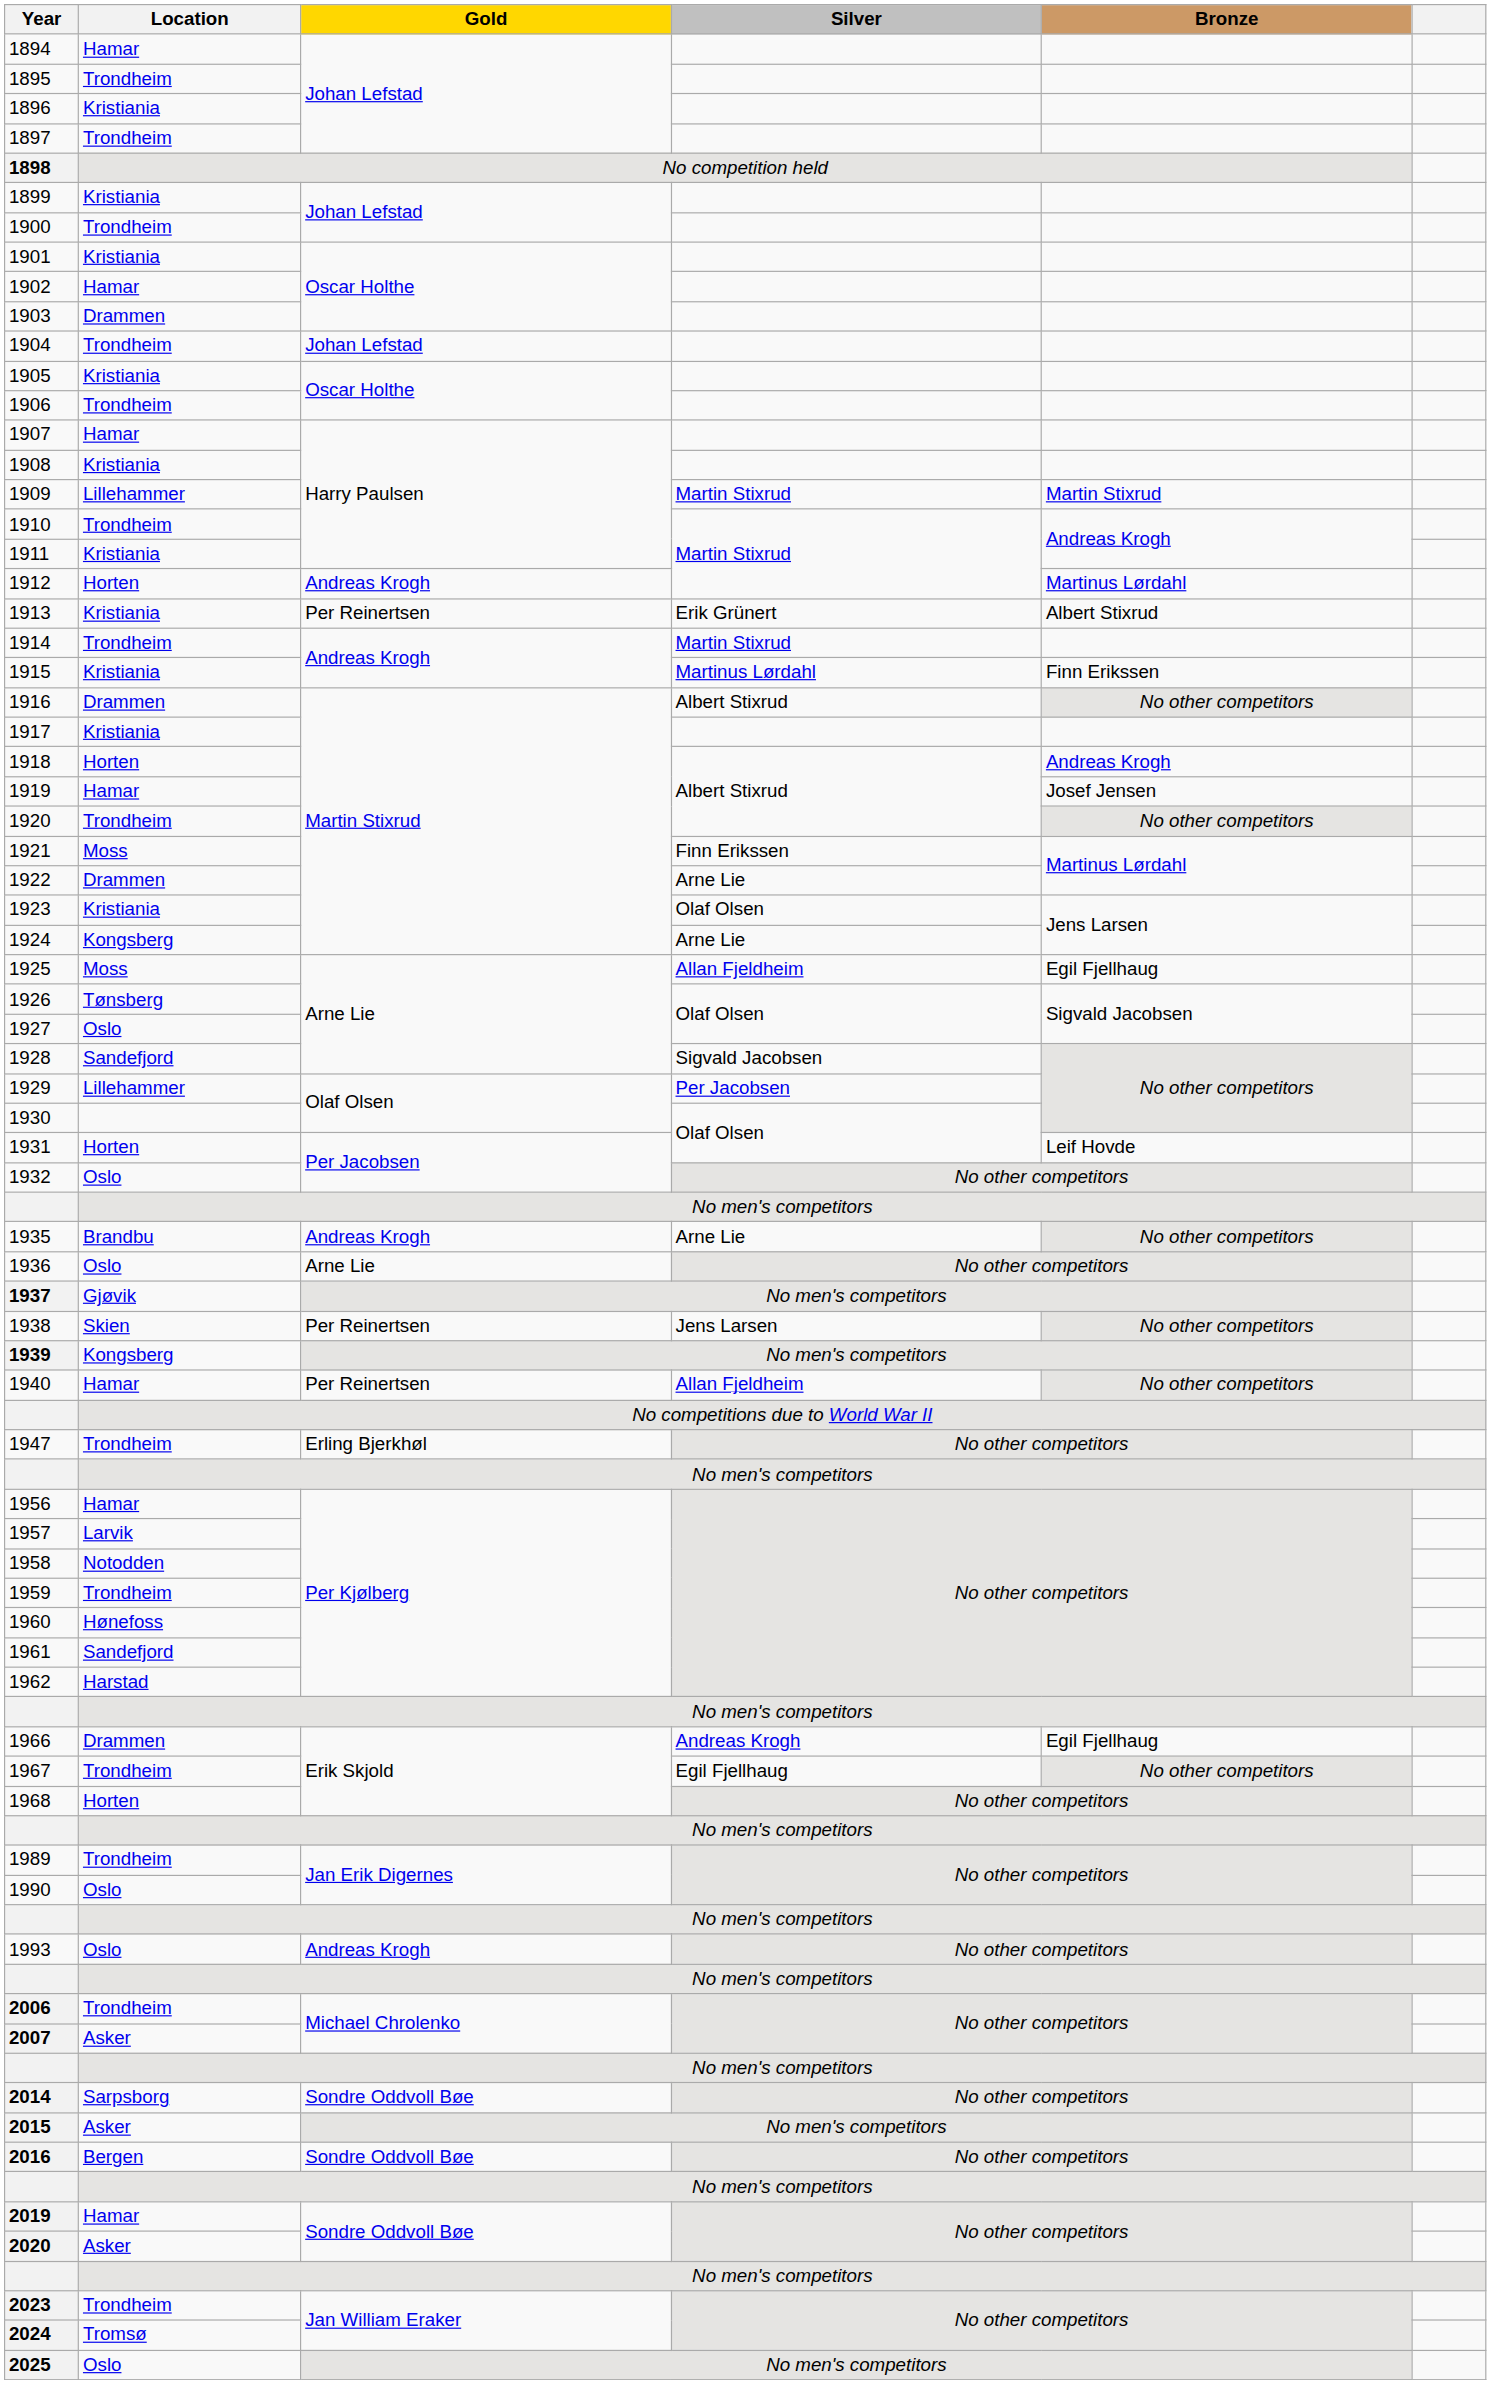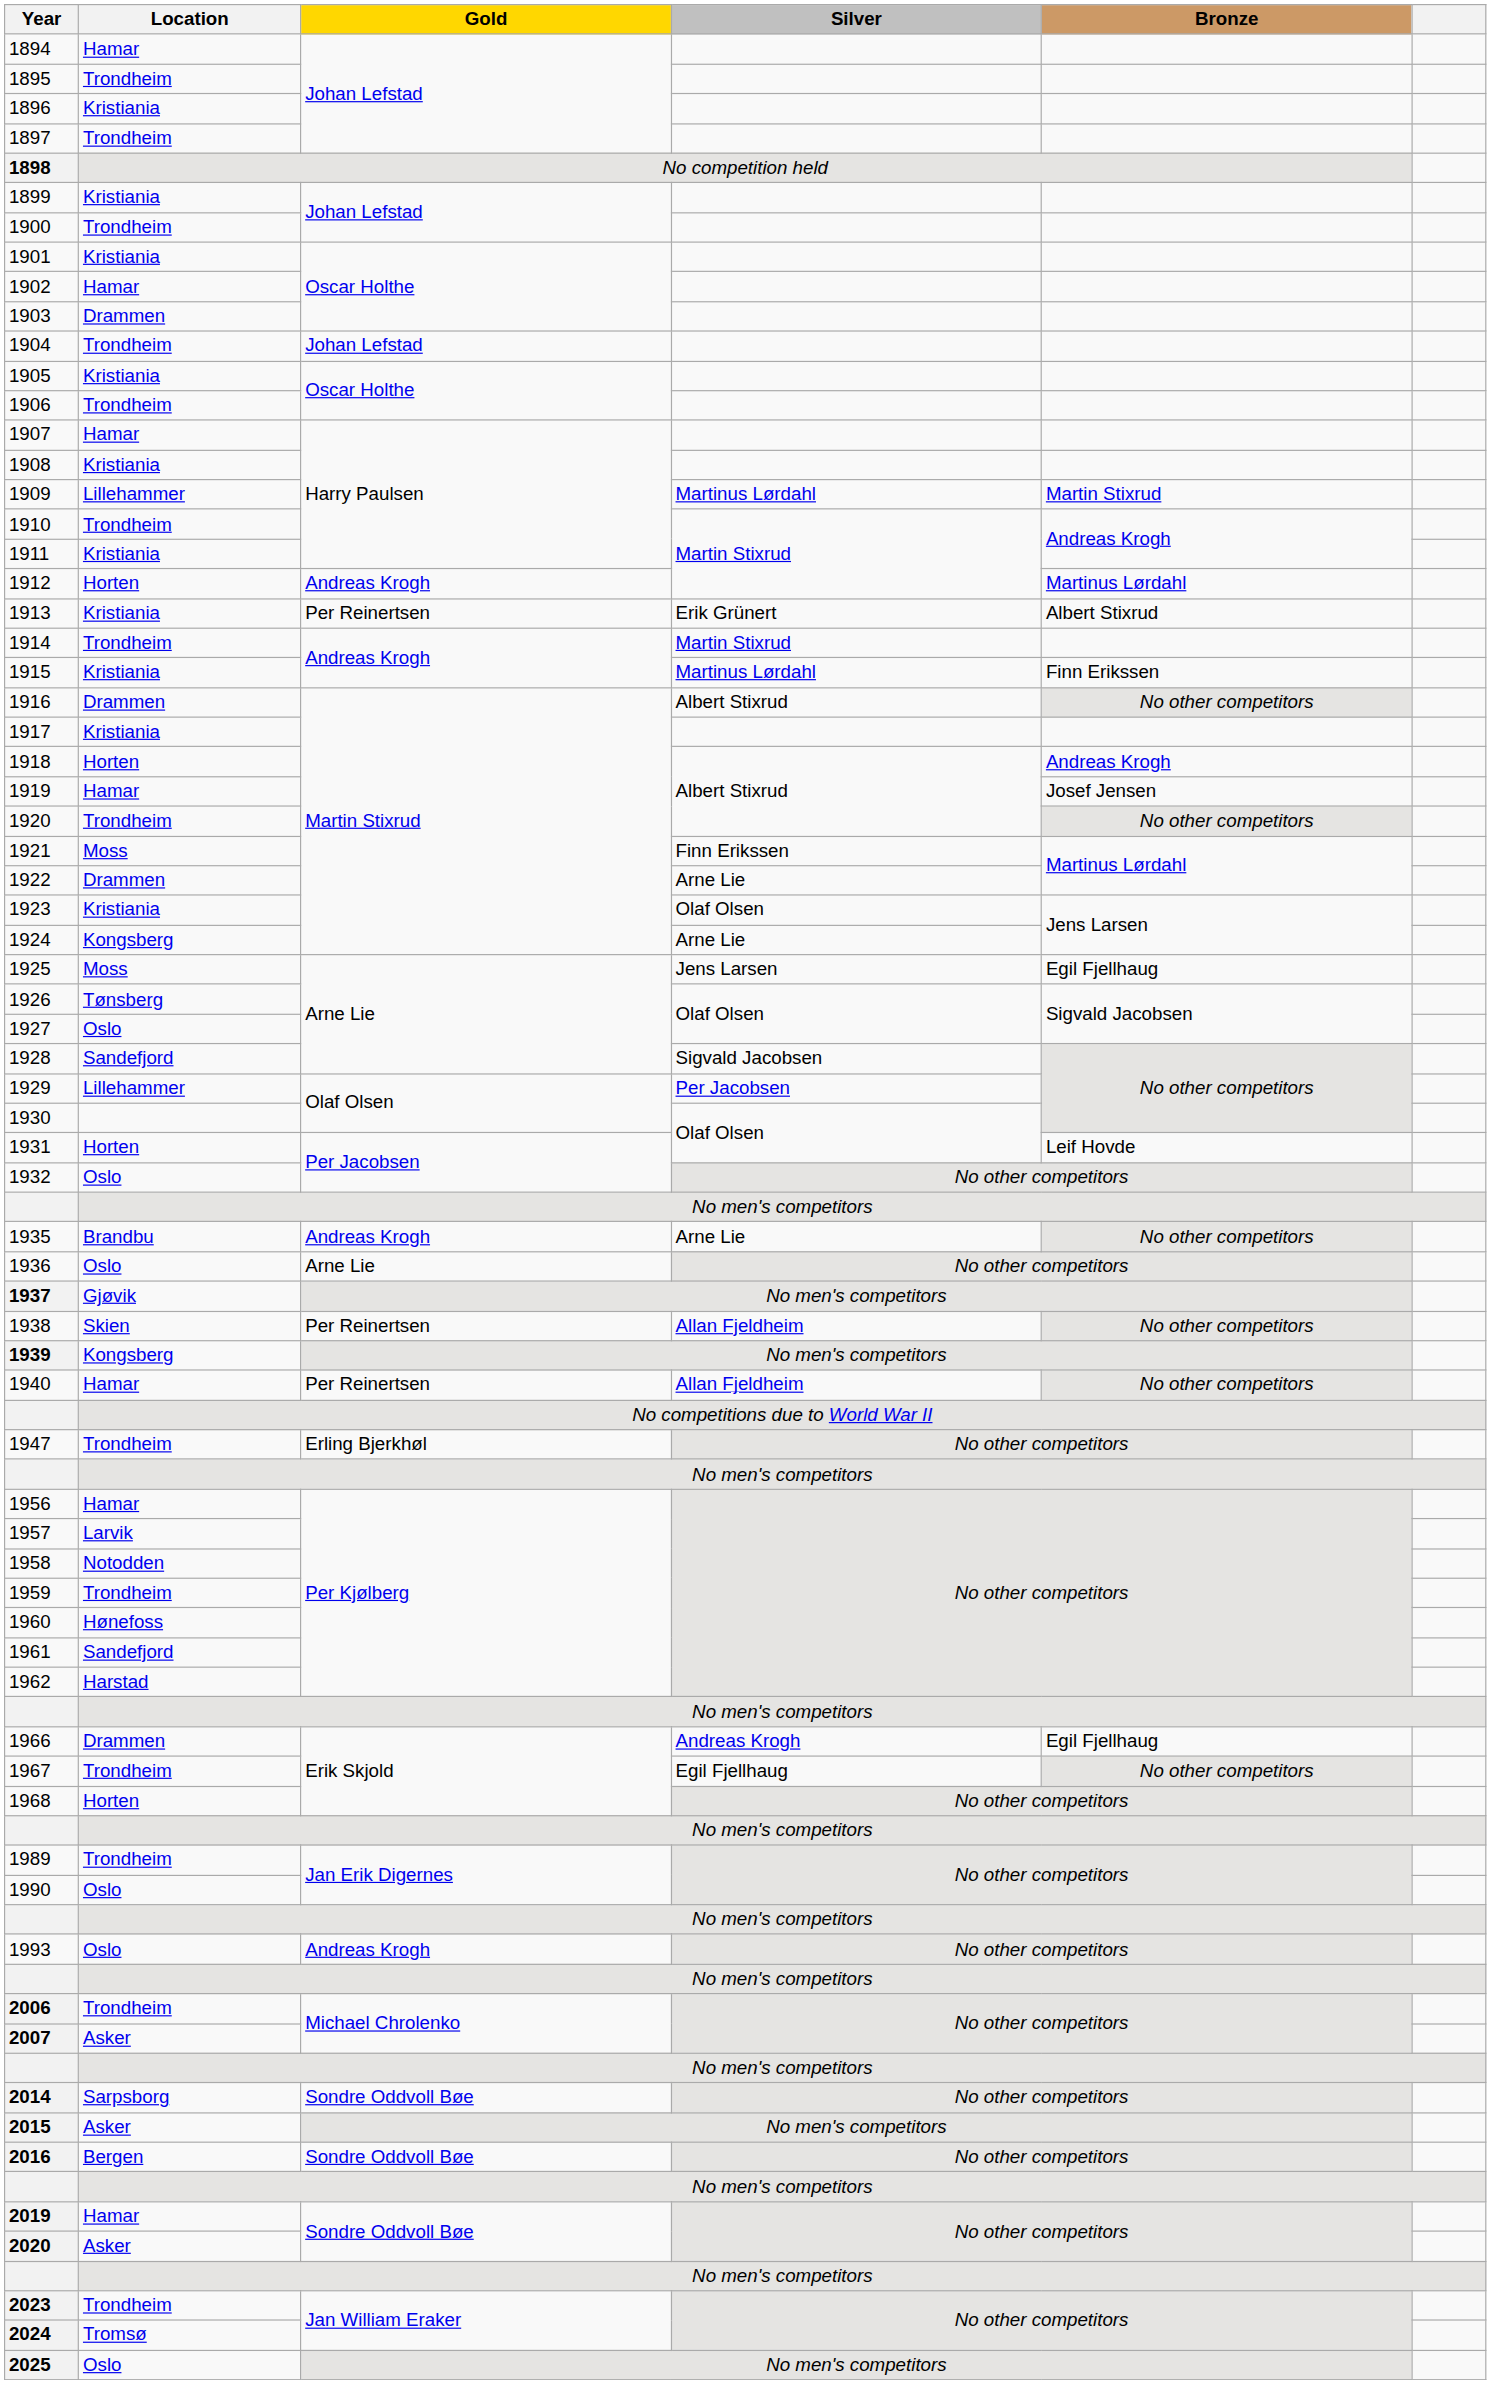(733, 494) Martin Stixrud -> (746, 494) Martinus Lørdahl
(740, 969) Allan Fjeldheim -> (727, 969) Jens Larsen
(727, 1325) Jens Larsen -> (740, 1325) Allan Fjeldheim
